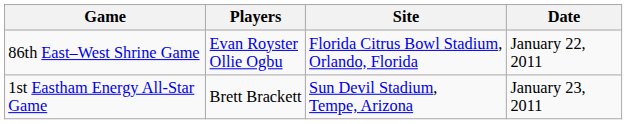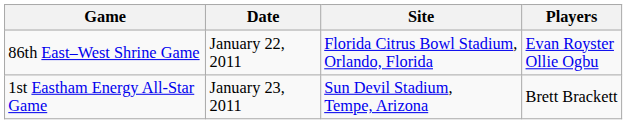columns swapped: (564, 17) <-> (256, 17)
